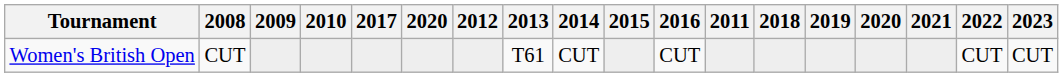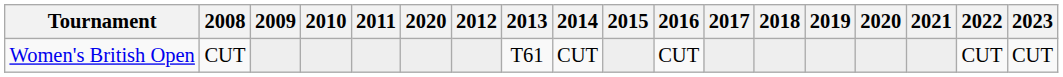columns swapped: (730, 21) <-> (377, 21)
